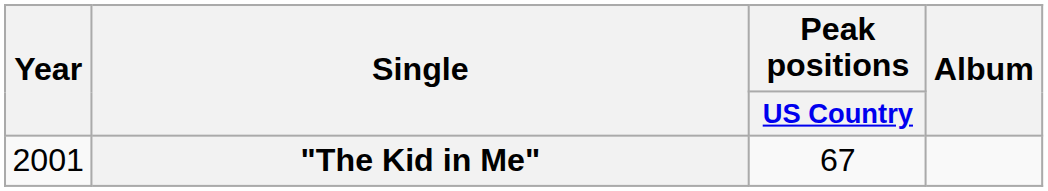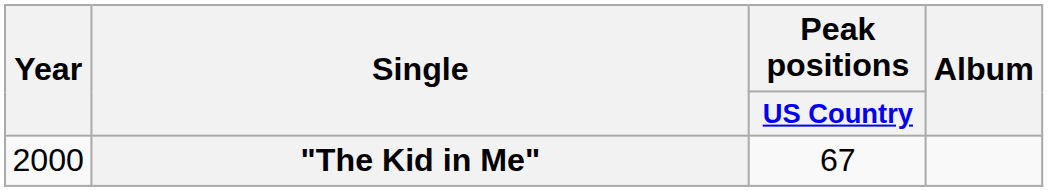(48, 160) 2001 -> (48, 160) 2000
